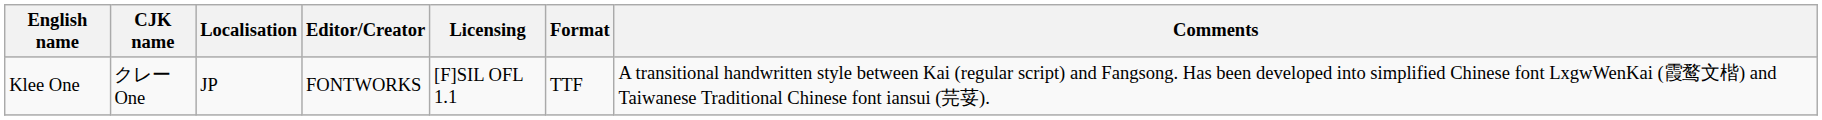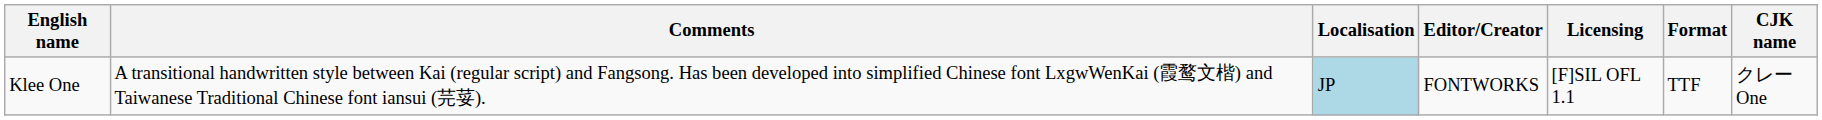columns swapped: (153, 30) <-> (1216, 30)
(209, 85) no background -> (1327, 85) lightblue background
